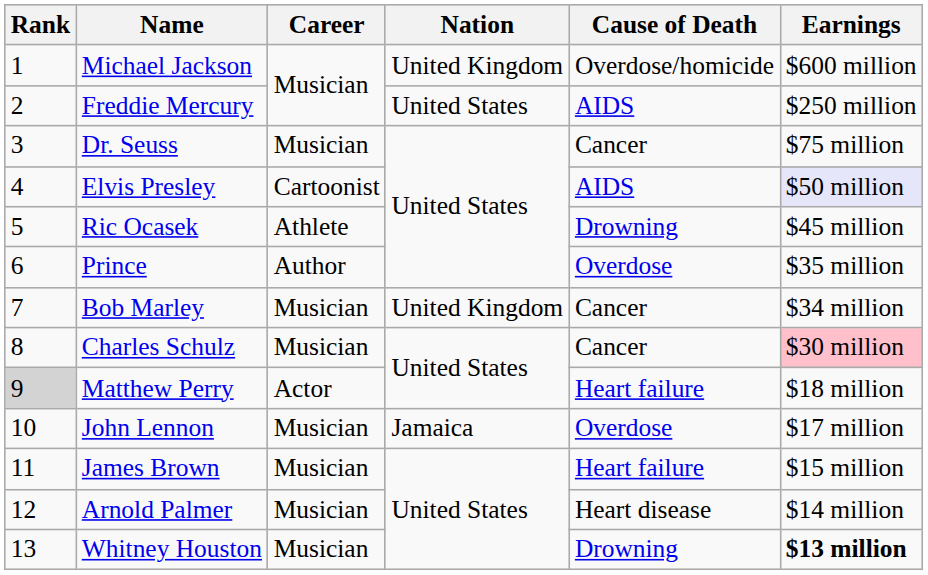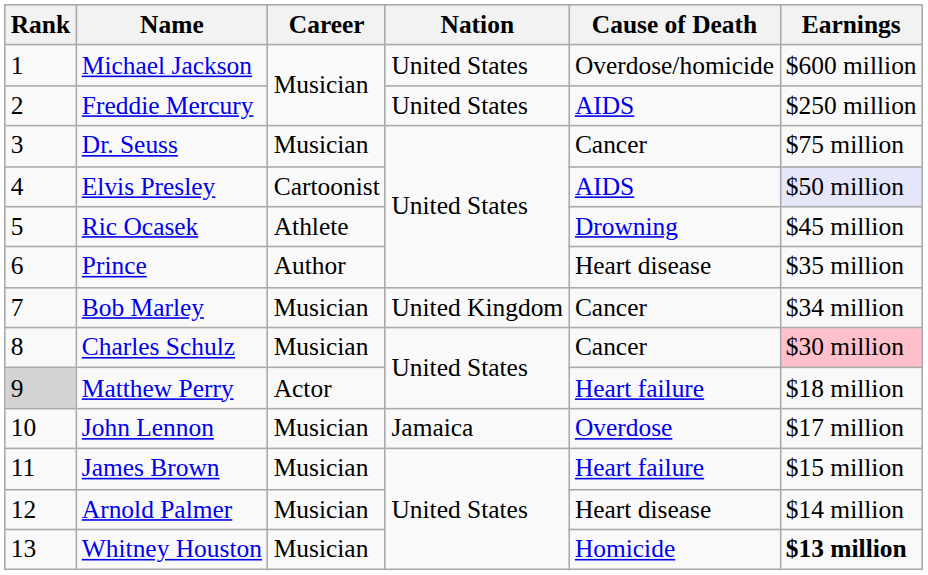(477, 65) United Kingdom -> (460, 65) United States
(624, 266) Overdose -> (643, 266) Heart disease
(626, 549) Drowning -> (625, 549) Homicide
